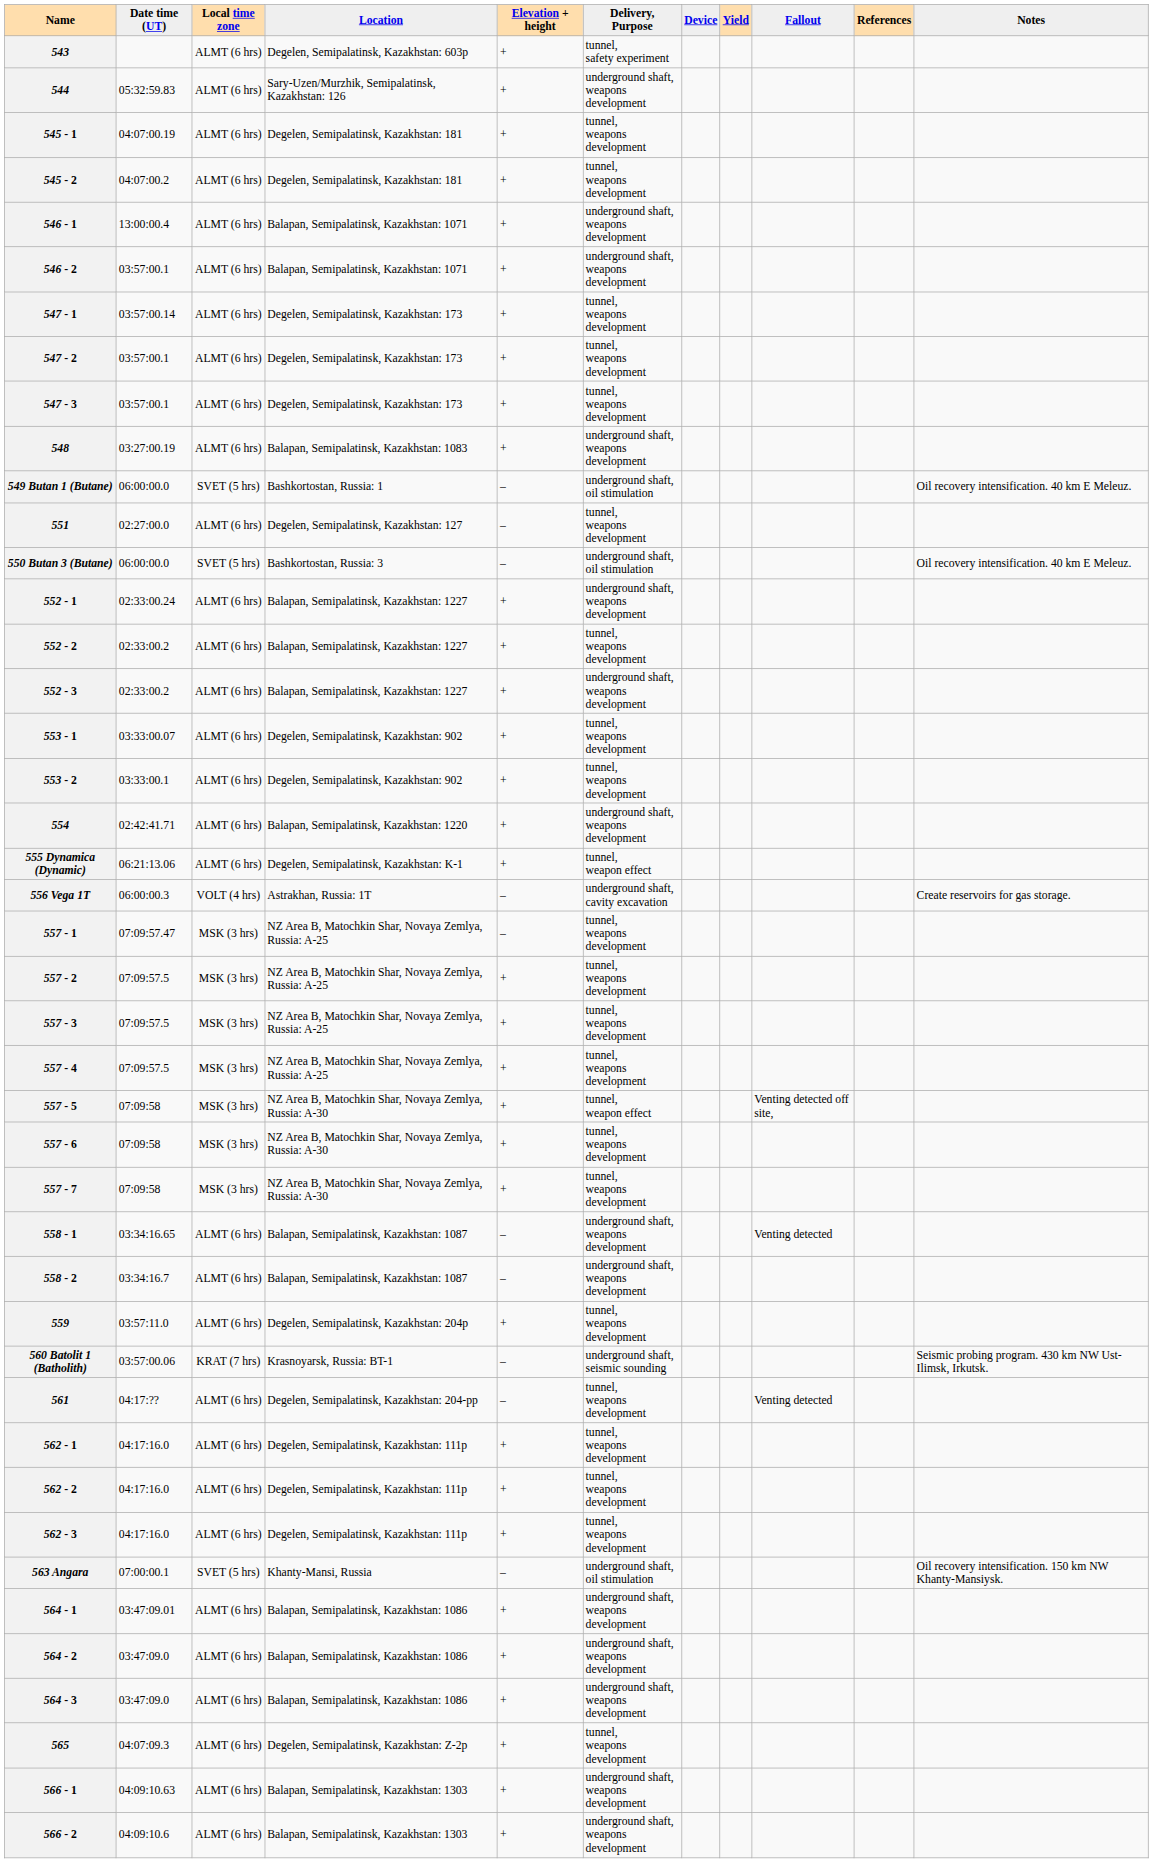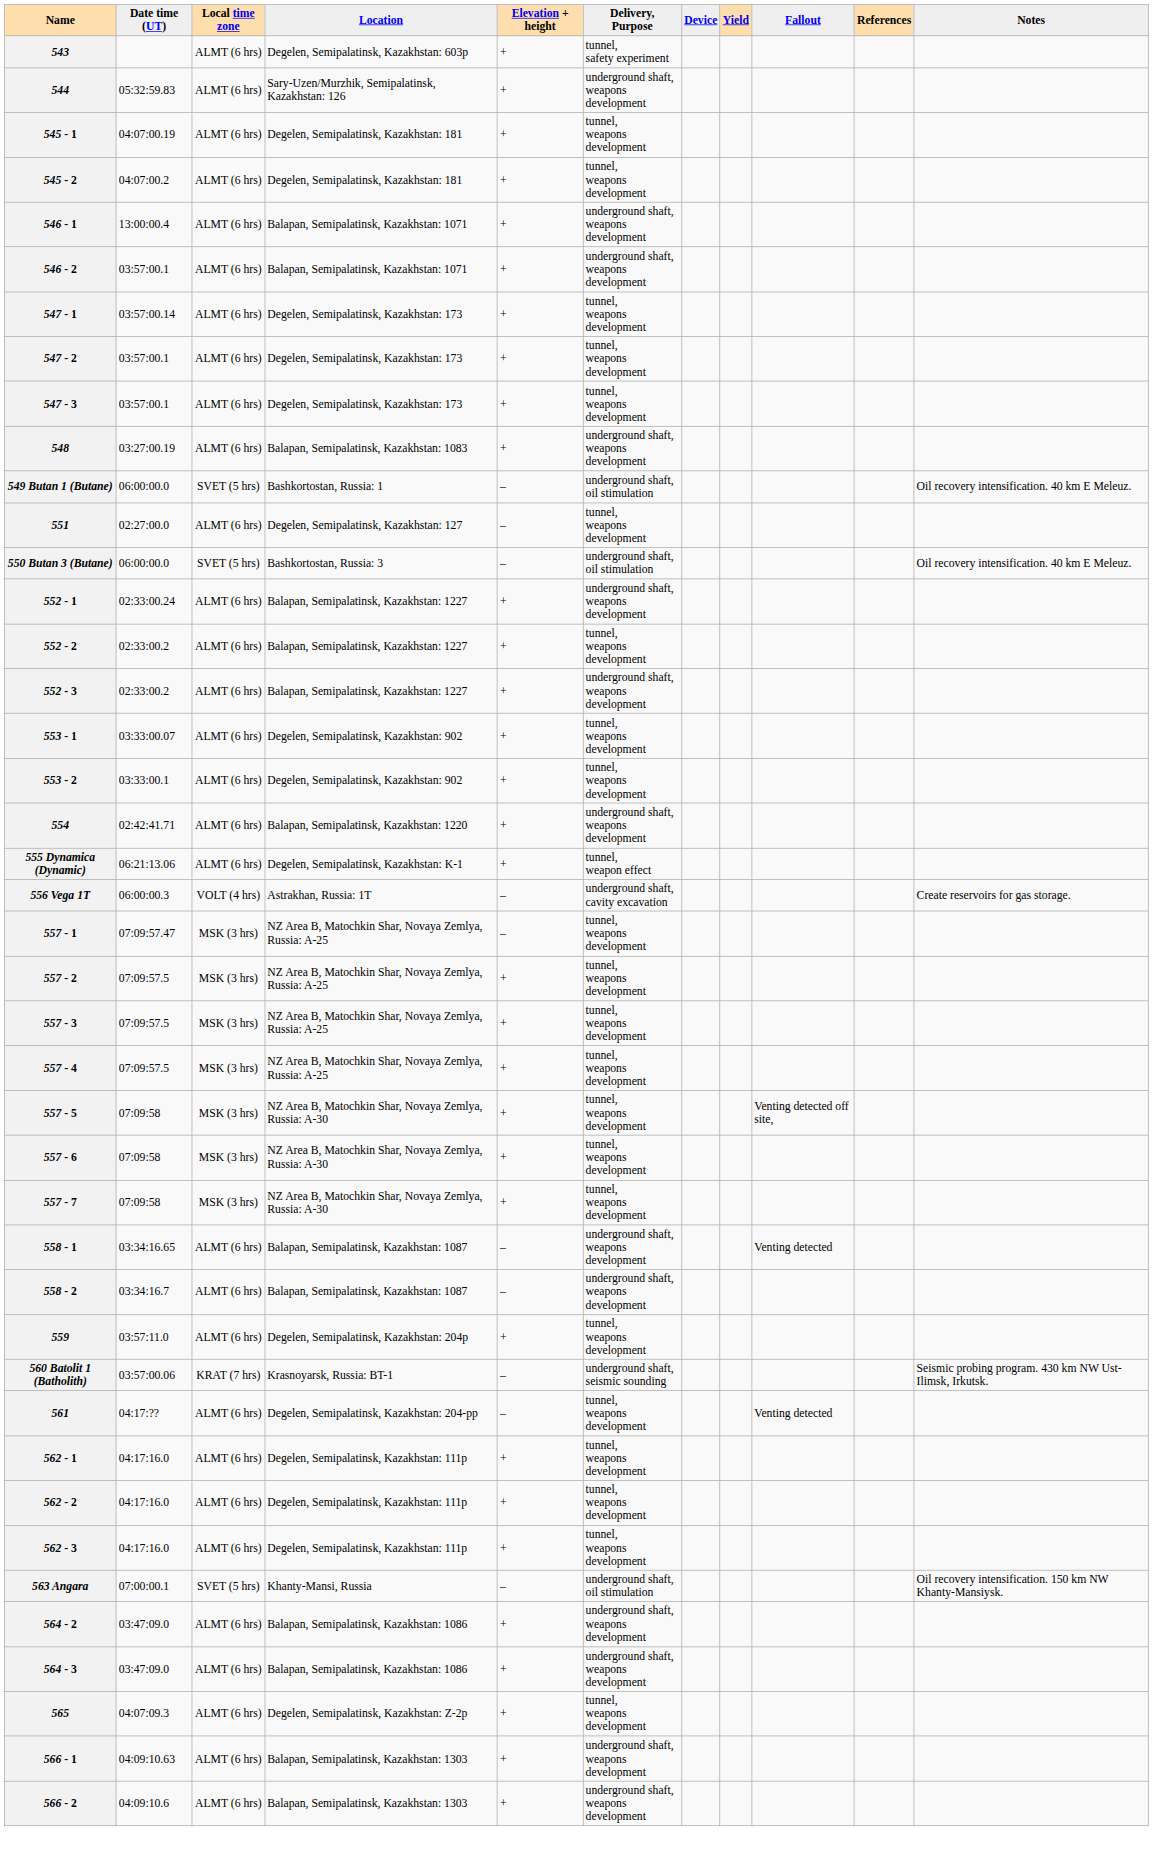(618, 1106) tunnel, weapon effect -> (616, 1112) tunnel, weapons development
- row: (60, 1611)
